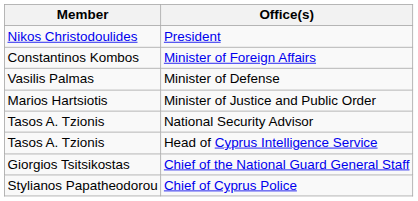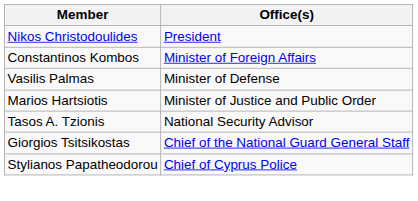- row: (271, 143)
